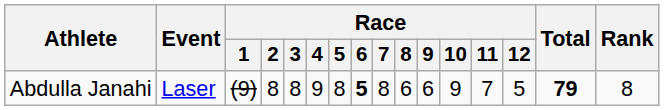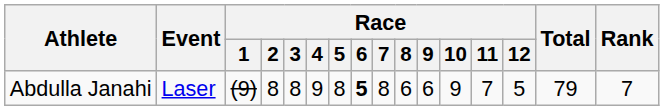(566, 89) bold -> (566, 89) normal
(627, 89) 8 -> (627, 89) 7
